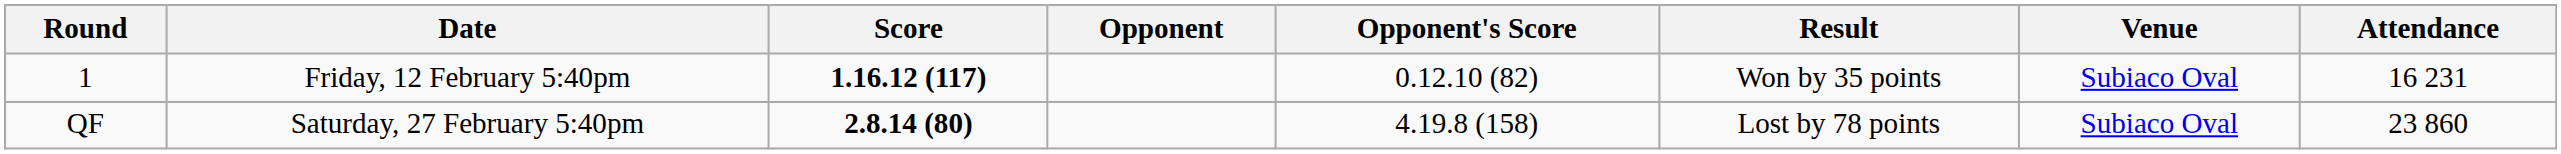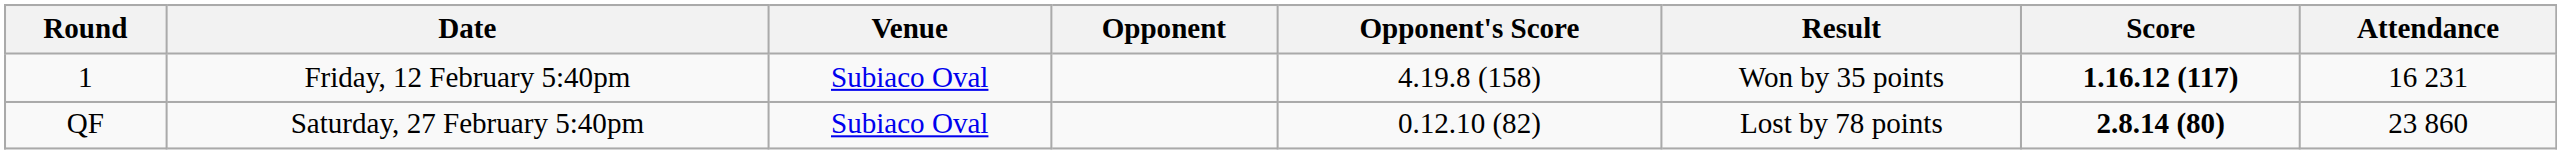columns swapped: (908, 28) <-> (2159, 28)
(1467, 76) 0.12.10 (82) -> (1469, 76) 4.19.8 (158)
(1467, 124) 4.19.8 (158) -> (1469, 124) 0.12.10 (82)
